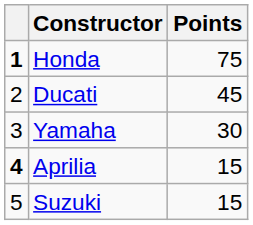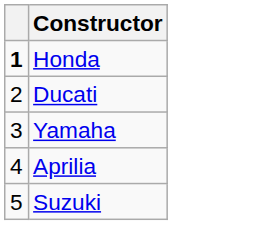- column: (208, 23)
(16, 166) bold -> (16, 166) normal
